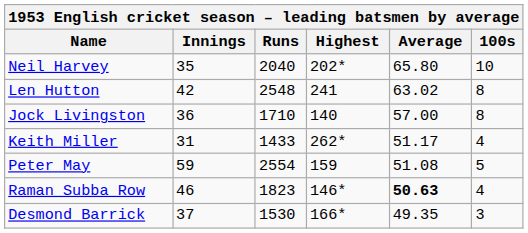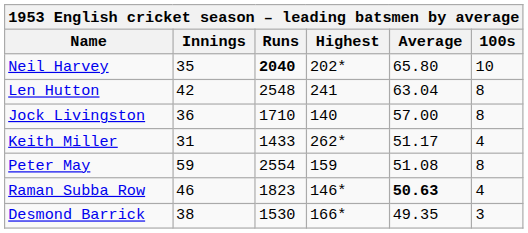(277, 67) normal -> (277, 67) bold
(416, 91) 63.02 -> (416, 91) 63.04
(480, 166) 5 -> (480, 166) 8
(185, 215) 37 -> (185, 215) 38
